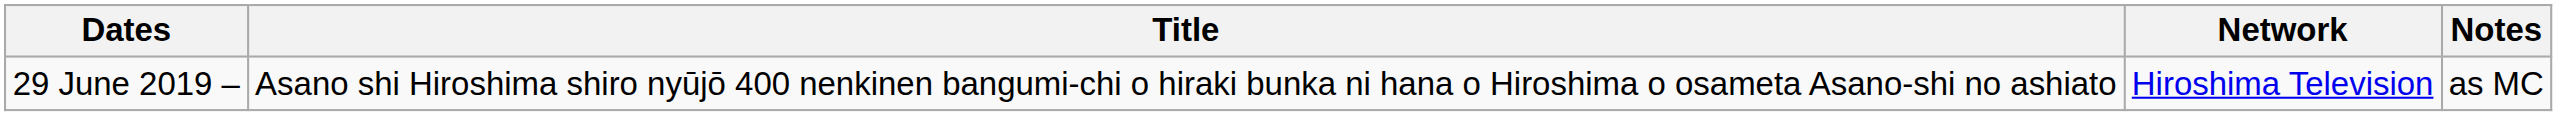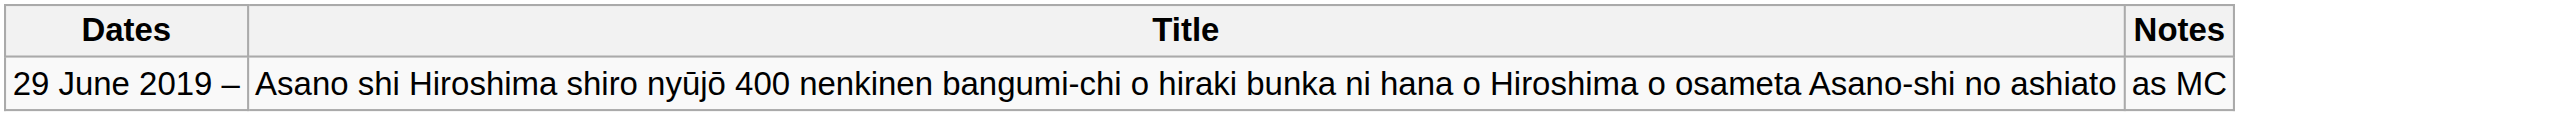- column: (2283, 30)
